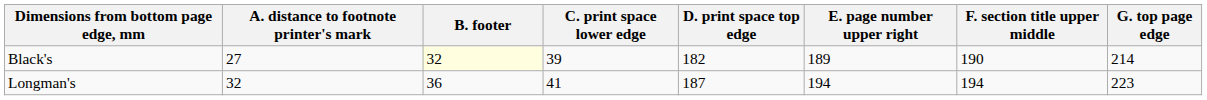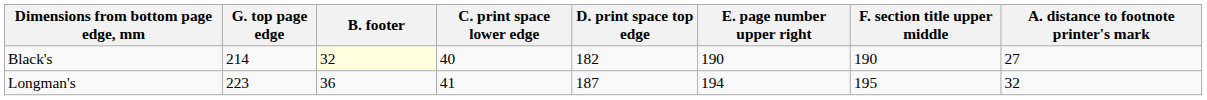columns swapped: (323, 25) <-> (1155, 25)
(554, 58) 39 -> (447, 58) 40
(819, 58) 189 -> (712, 58) 190
(972, 82) 194 -> (866, 82) 195
